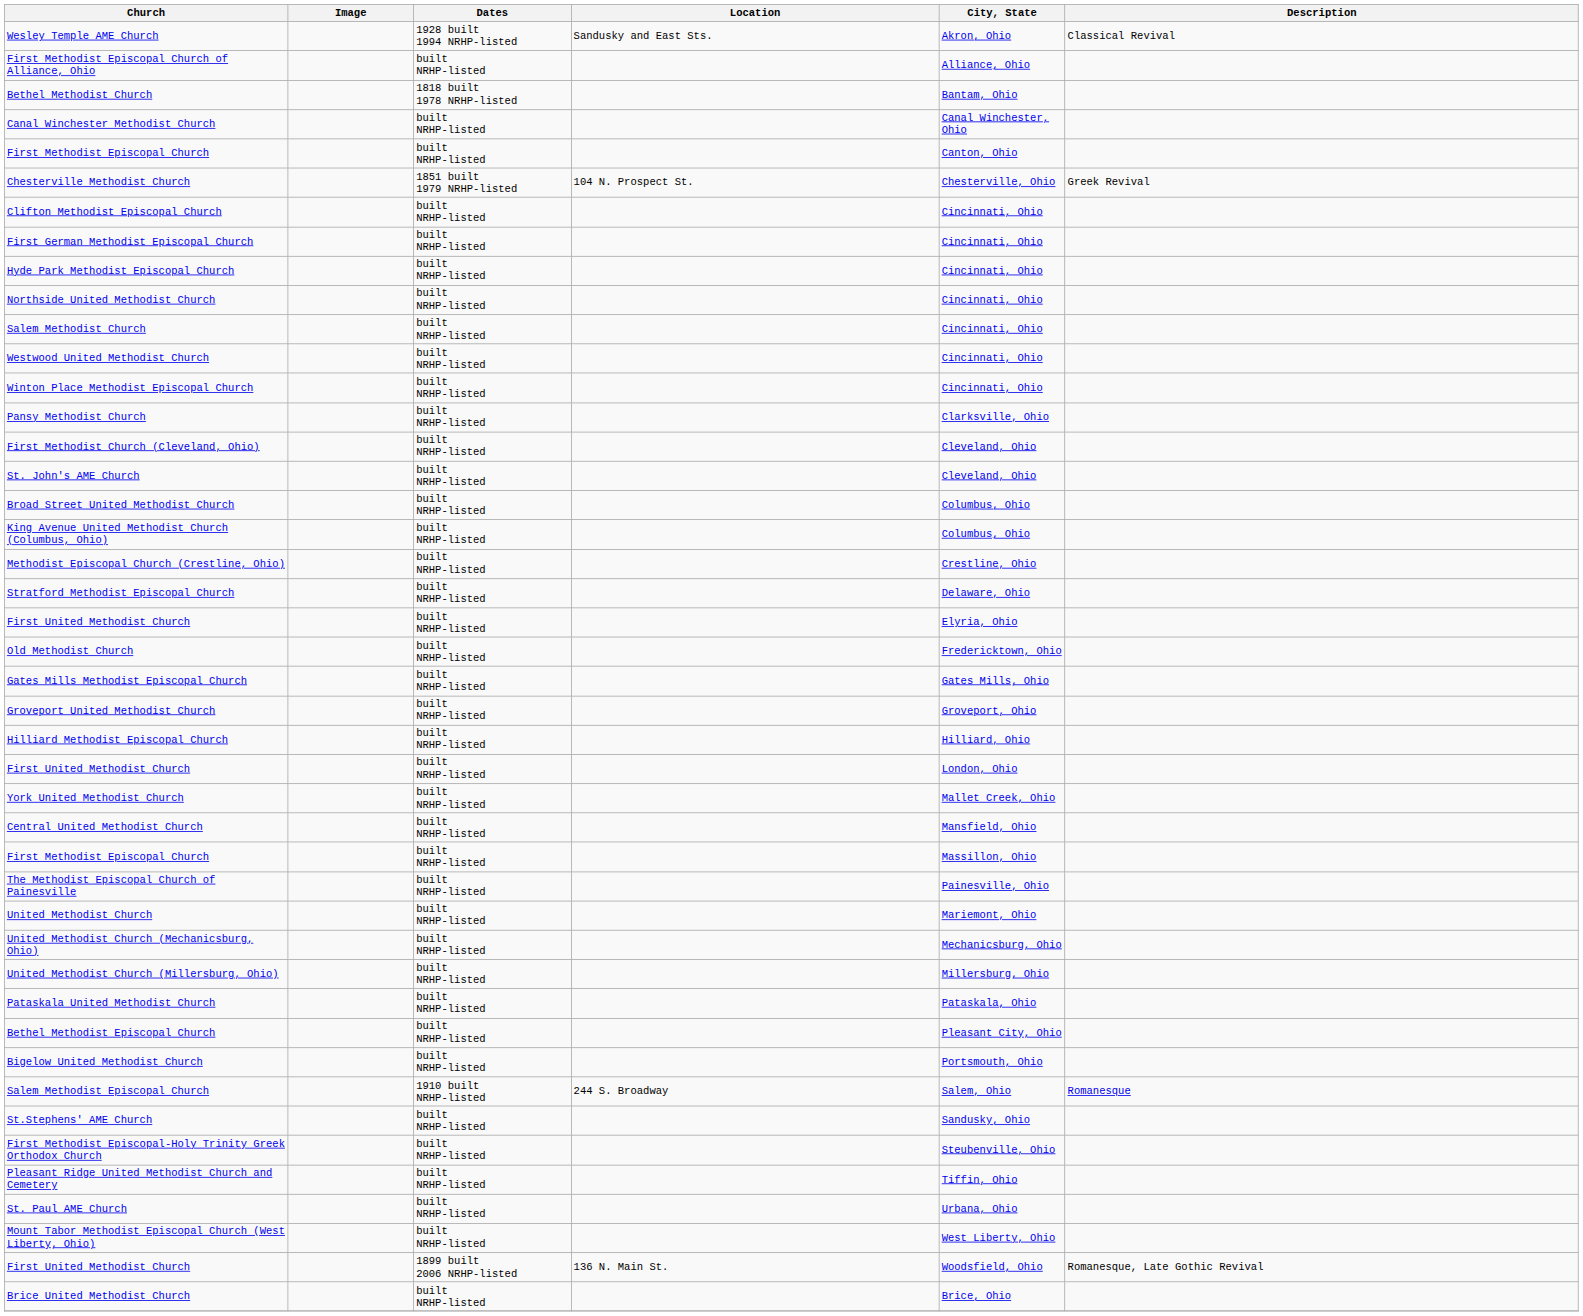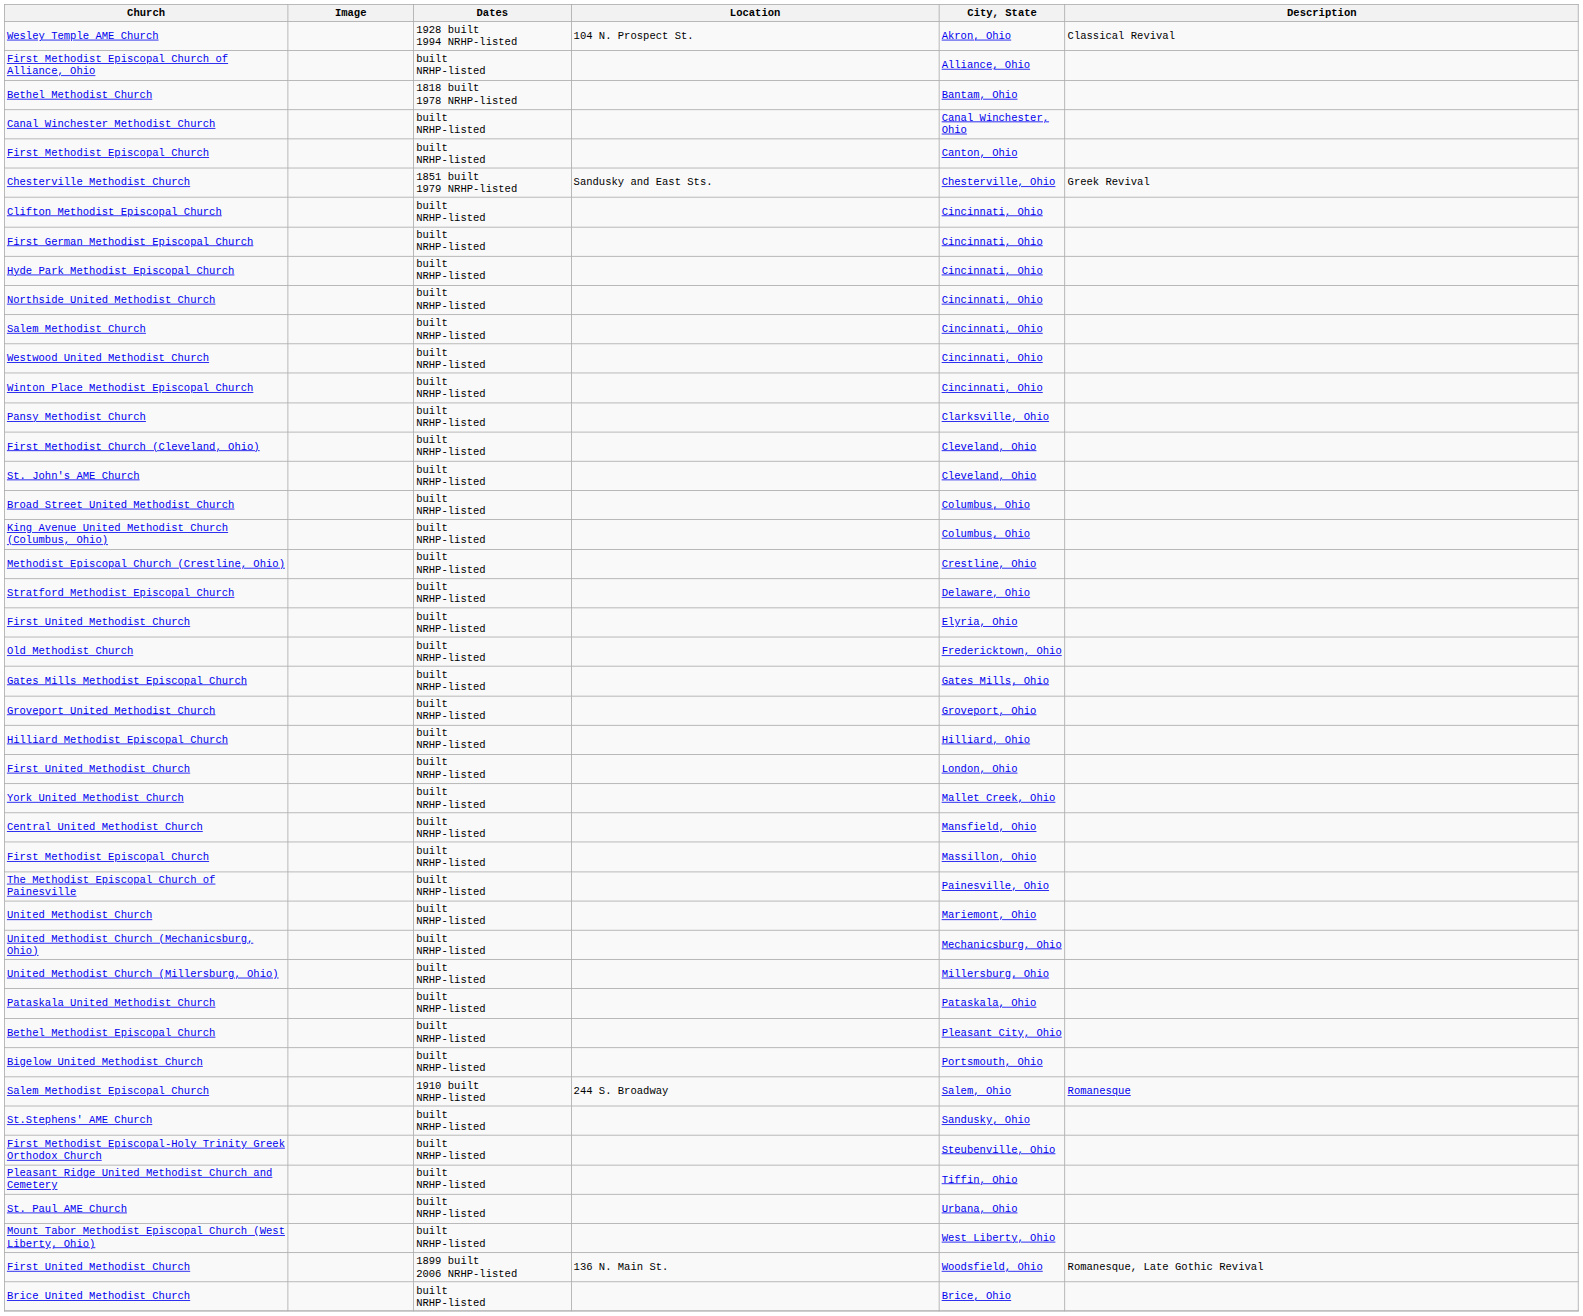(643, 36) Sandusky and East Sts. -> (634, 36) 104 N. Prospect St.
(634, 183) 104 N. Prospect St. -> (643, 183) Sandusky and East Sts.
